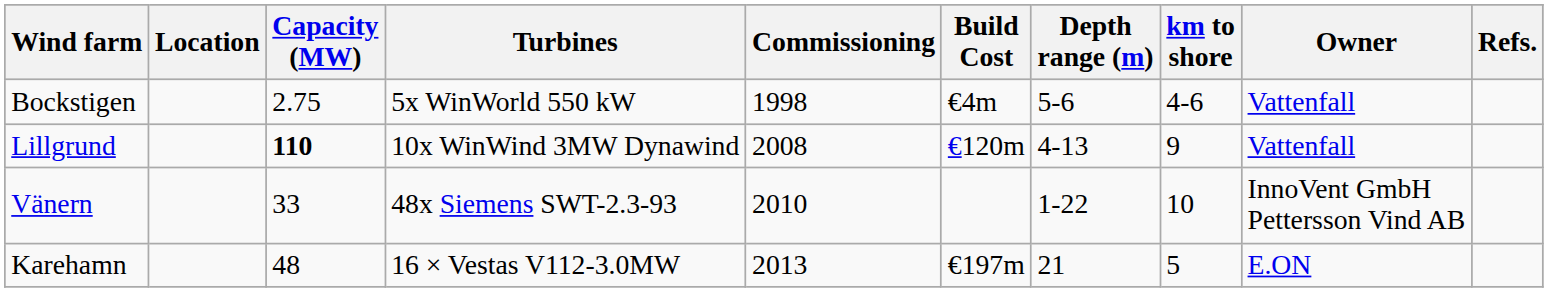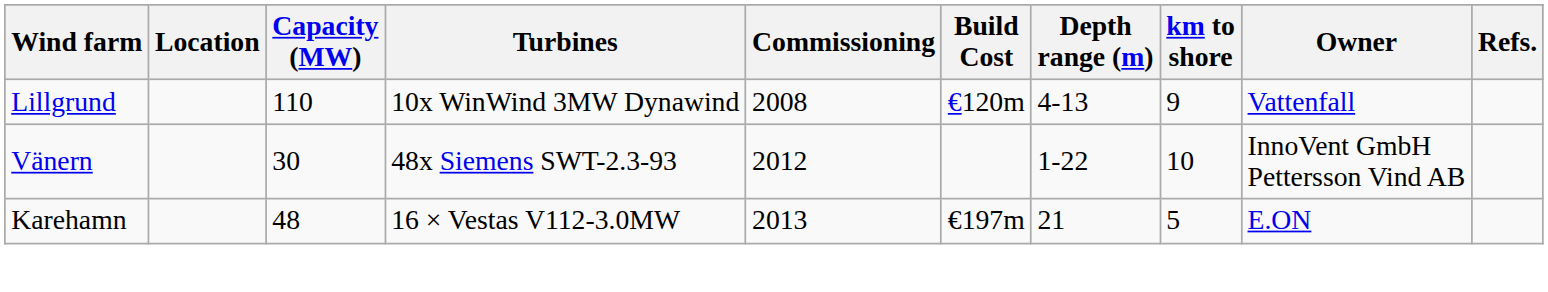- row: (74, 101)
(292, 145) bold -> (293, 101) normal
(286, 204) 33 -> (286, 160) 30
(780, 204) 2010 -> (780, 160) 2012
